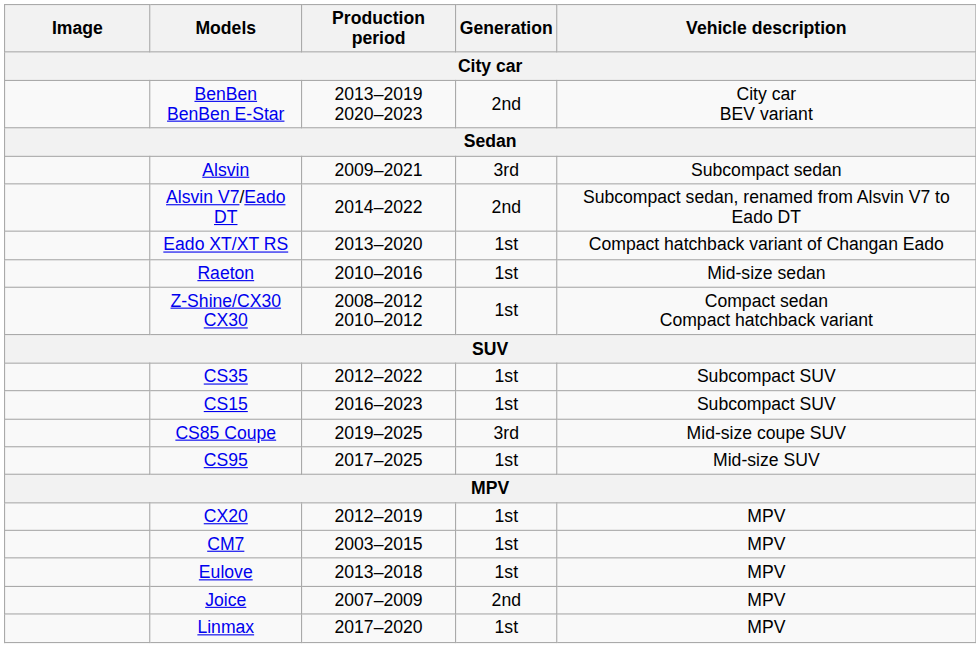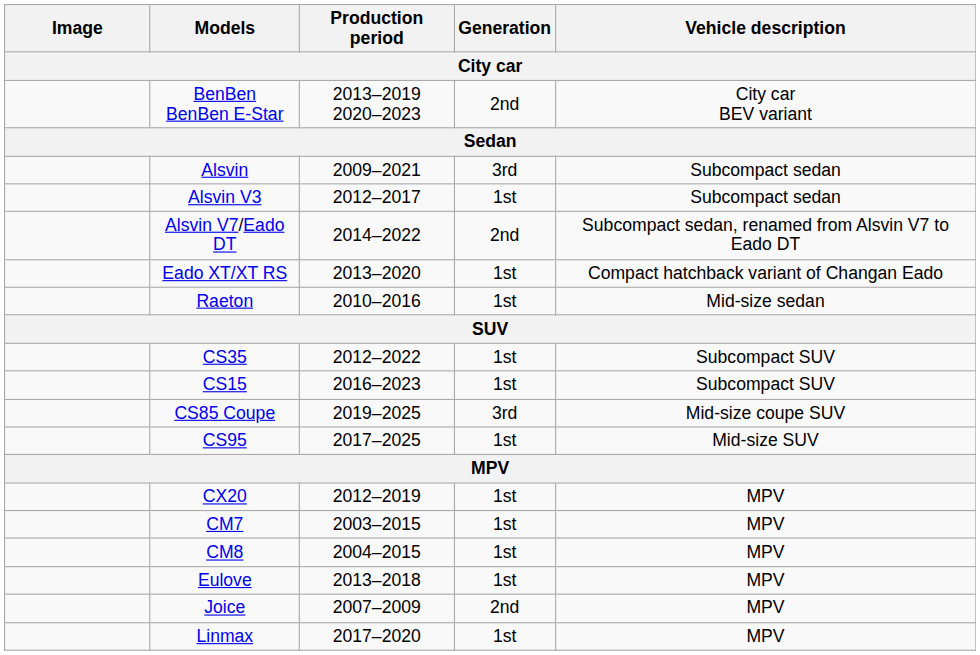+ row: (225, 197)
- row: (226, 311)
+ row: (225, 552)
